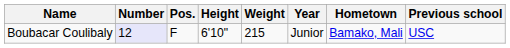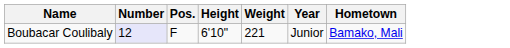- column: (455, 14)
(255, 33) 215 -> (255, 33) 221
